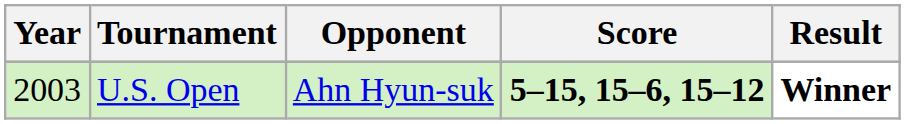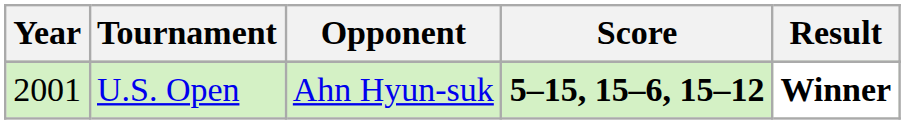(47, 88) 2003 -> (47, 88) 2001
